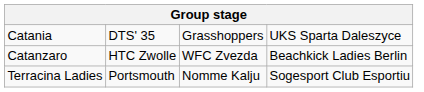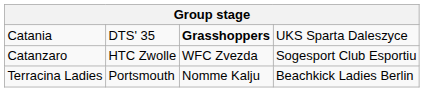(223, 35) normal -> (226, 35) bold
(338, 55) Beachkick Ladies Berlin -> (346, 55) Sogesport Club Esportiu
(340, 76) Sogesport Club Esportiu -> (345, 76) Beachkick Ladies Berlin
